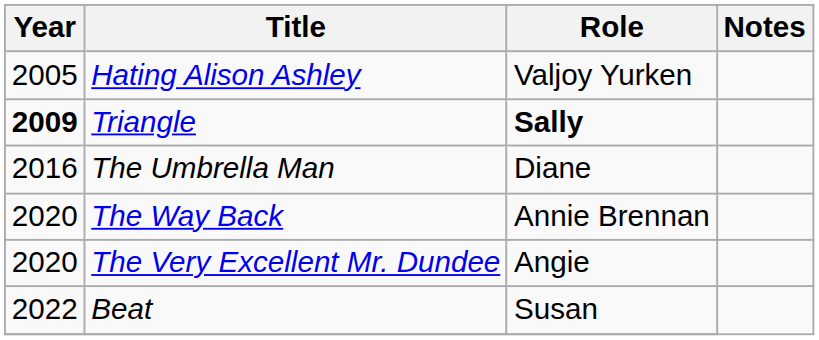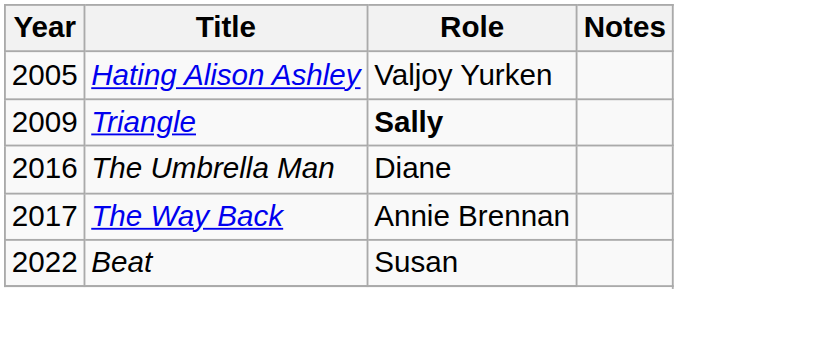(45, 121) bold -> (45, 121) normal
(45, 215) 2020 -> (45, 215) 2017
- row: (296, 262)
